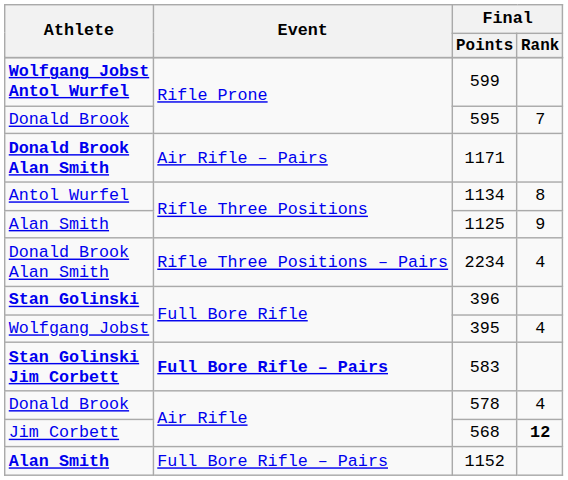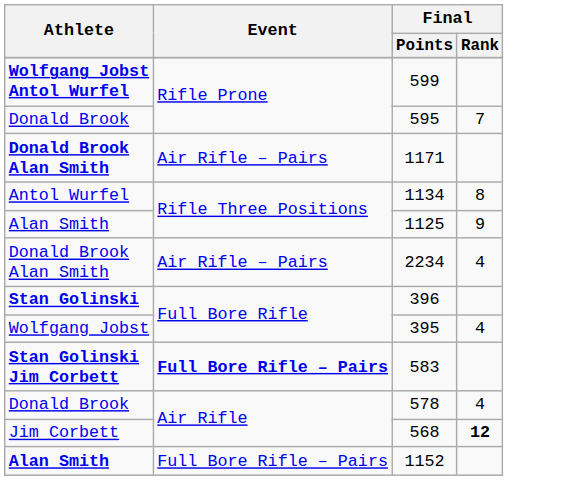(303, 262) Rifle Three Positions – Pairs -> (243, 262) Air Rifle – Pairs
